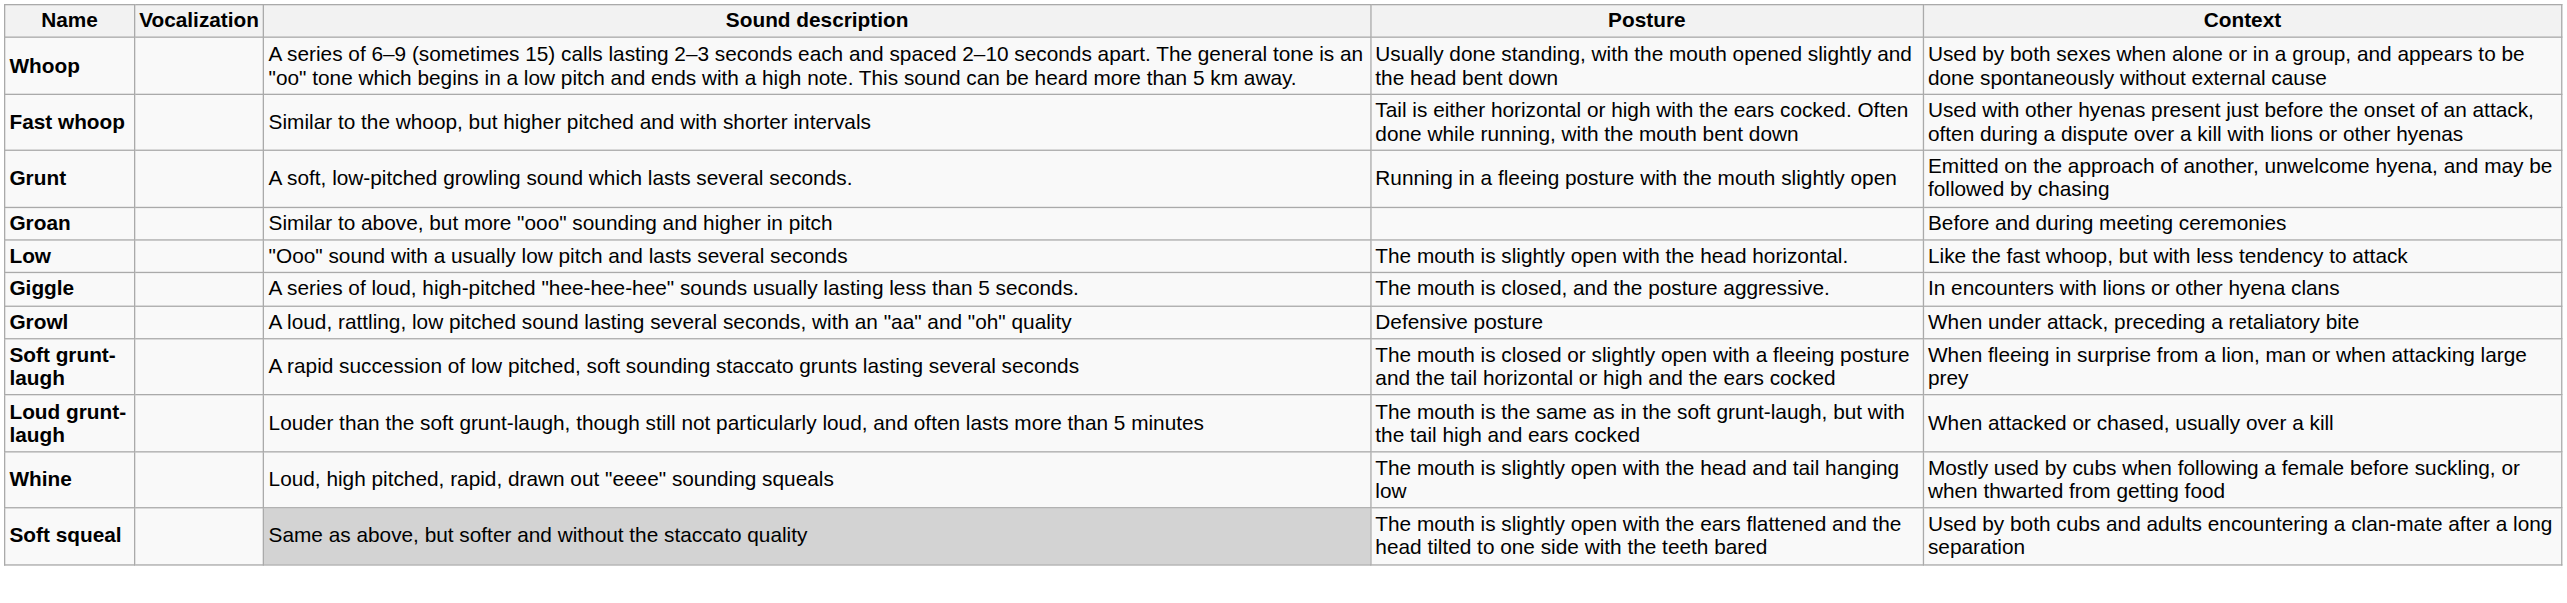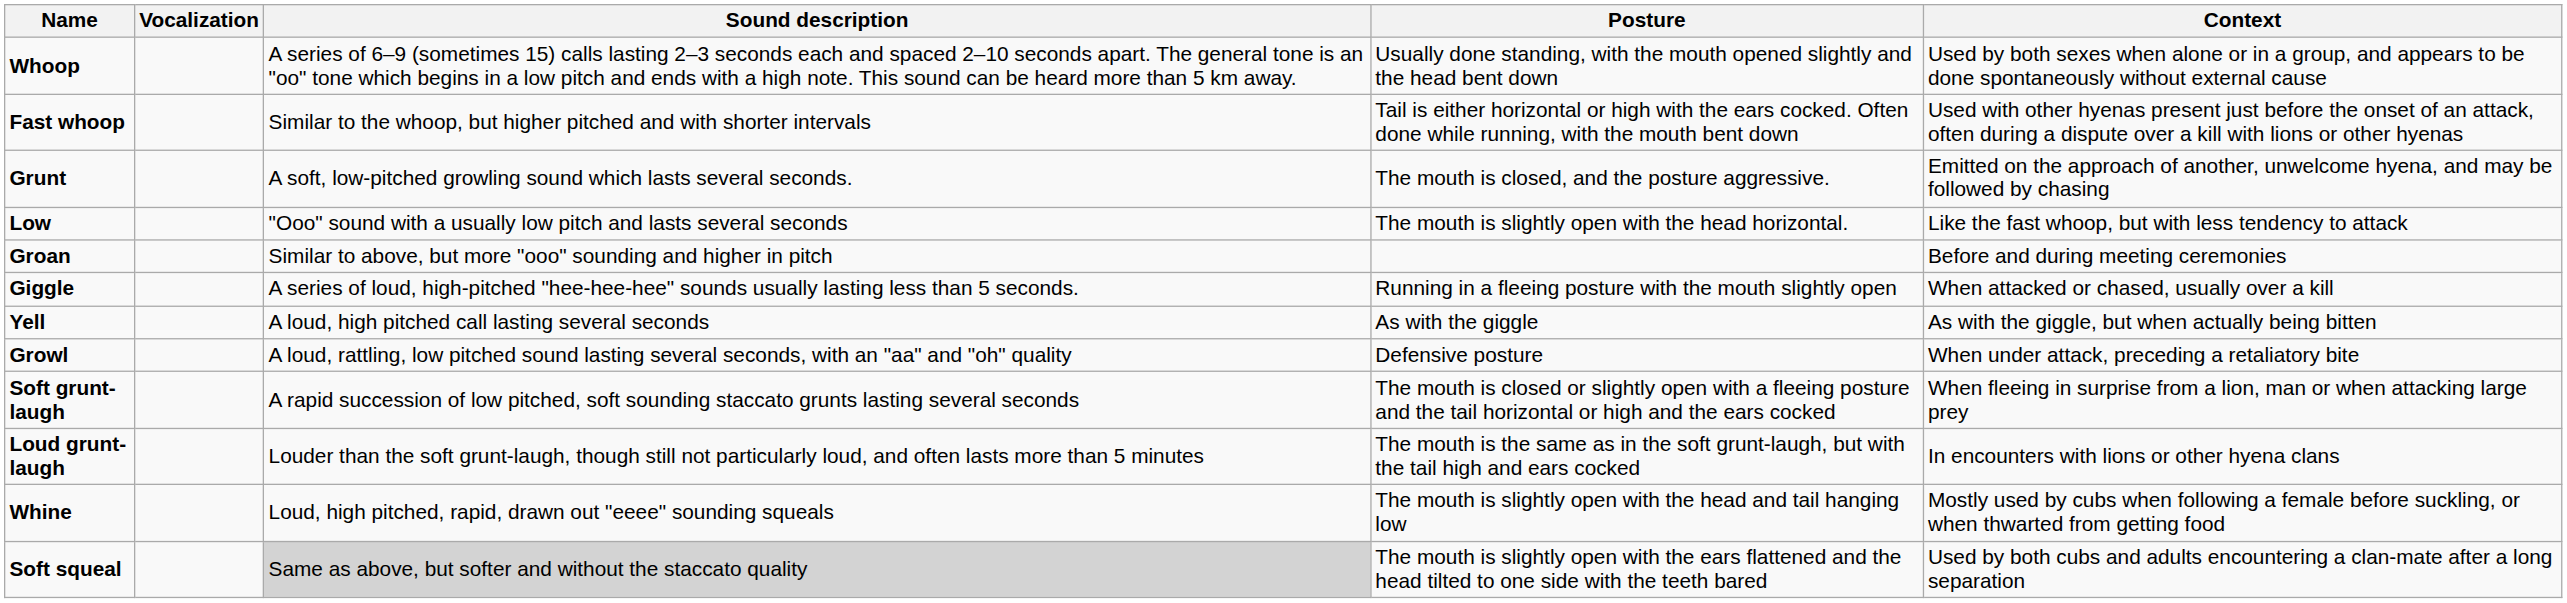(1636, 178) Running in a fleeing posture with the mouth slightly open -> (1603, 178) The mouth is closed, and the posture aggressive.
rows swapped: (40, 223) <-> (30, 256)
(1603, 289) The mouth is closed, and the posture aggressive. -> (1636, 289) Running in a fleeing posture with the mouth slightly open
(2134, 289) In encounters with lions or other hyena clans -> (2131, 289) When attacked or chased, usually over a kill
+ row: (27, 322)
(2131, 423) When attacked or chased, usually over a kill -> (2134, 456) In encounters with lions or other hyena clans
